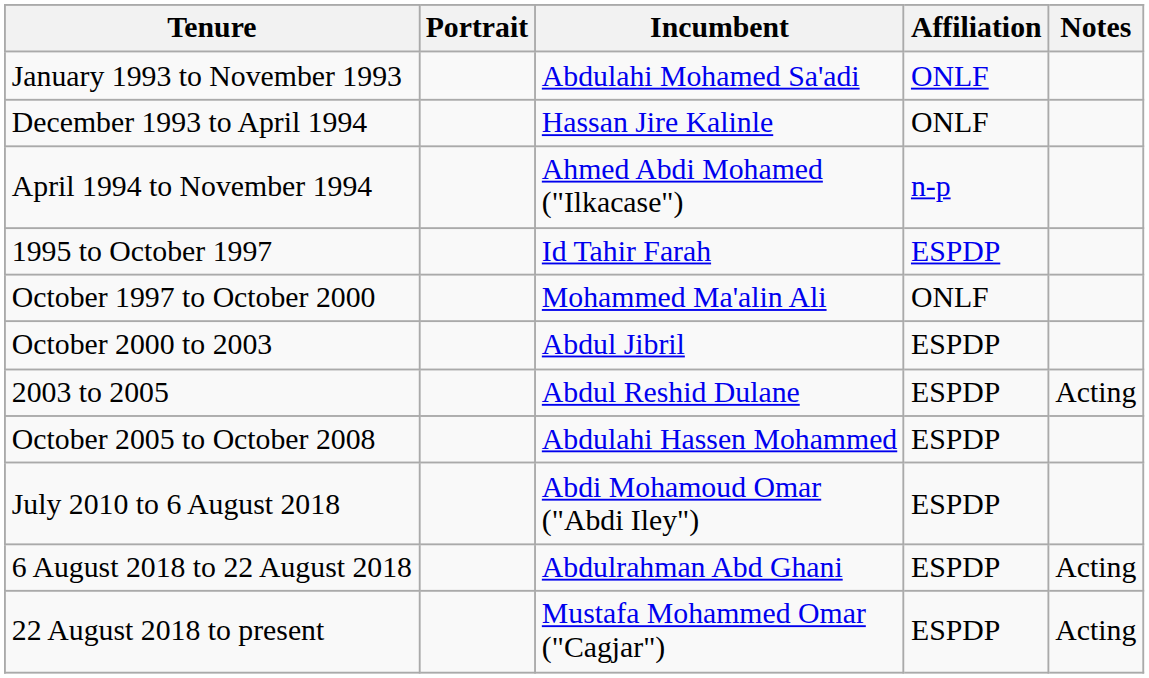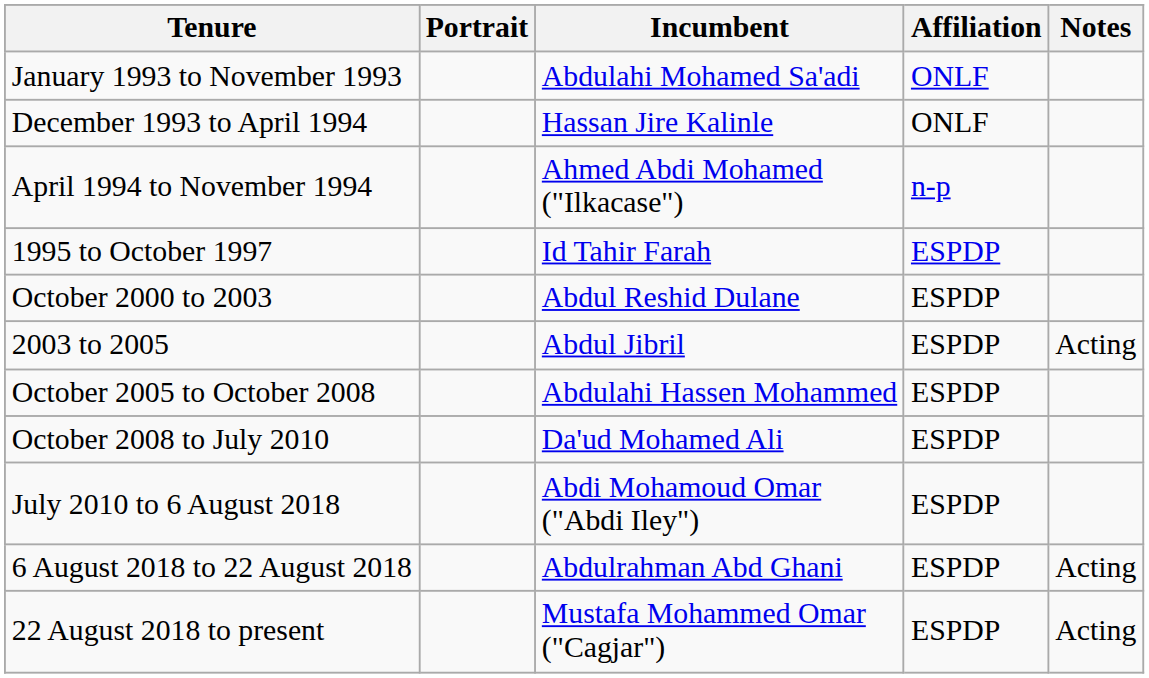- row: (194, 297)
(613, 344) Abdul Jibril -> (671, 297) Abdul Reshid Dulane
(671, 391) Abdul Reshid Dulane -> (613, 344) Abdul Jibril
+ row: (170, 439)
